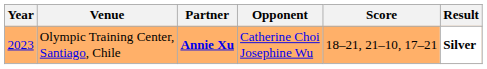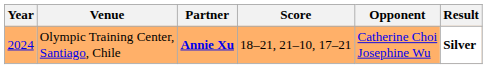columns swapped: (280, 15) <-> (382, 15)
(21, 45) 2023 -> (21, 45) 2024
